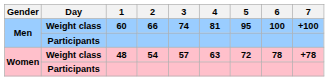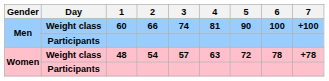(246, 25) 95 -> (246, 25) 90
